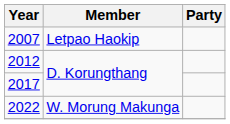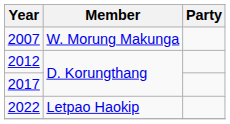(93, 38) Letpao Haokip -> (113, 38) W. Morung Makunga
(113, 107) W. Morung Makunga -> (93, 107) Letpao Haokip
